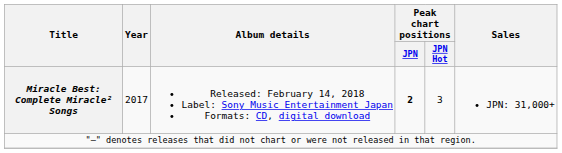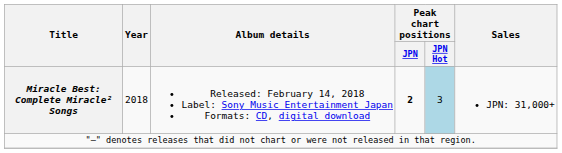(136, 100) 2017 -> (136, 100) 2018
(440, 100) no background -> (440, 100) lightblue background
